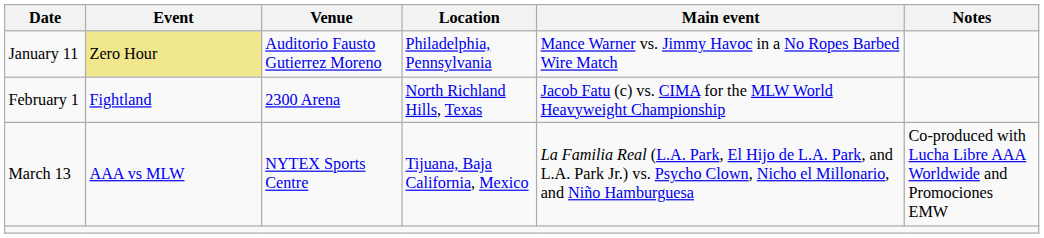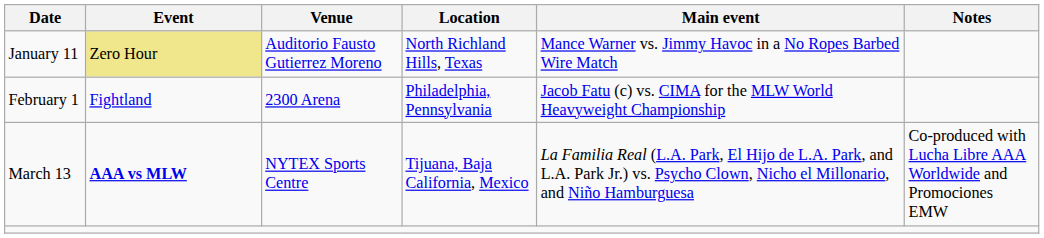(449, 53) Philadelphia, Pennsylvania -> (456, 53) North Richland Hills, Texas
(456, 99) North Richland Hills, Texas -> (449, 99) Philadelphia, Pennsylvania
(137, 173) normal -> (138, 173) bold
